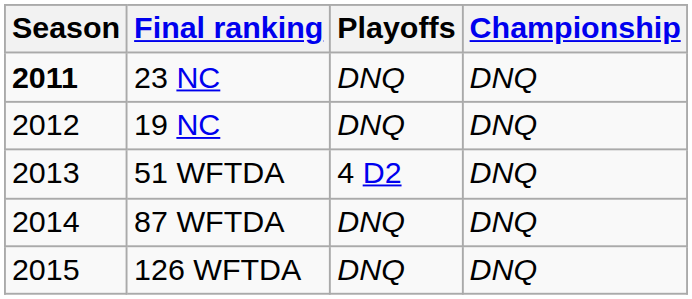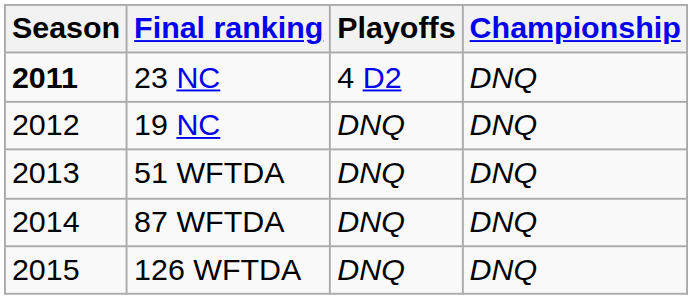(371, 76) DNQ -> (369, 76) 4 D2
(369, 173) 4 D2 -> (371, 173) DNQ
